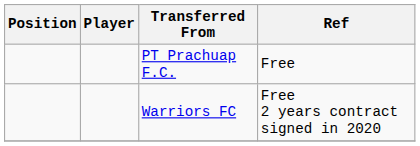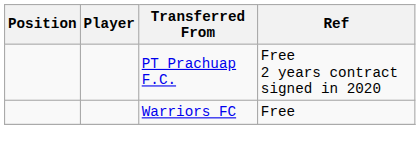(278, 64) Free -> (329, 73) Free 2 years contract signed in 2020
(329, 112) Free 2 years contract signed in 2020 -> (278, 112) Free
